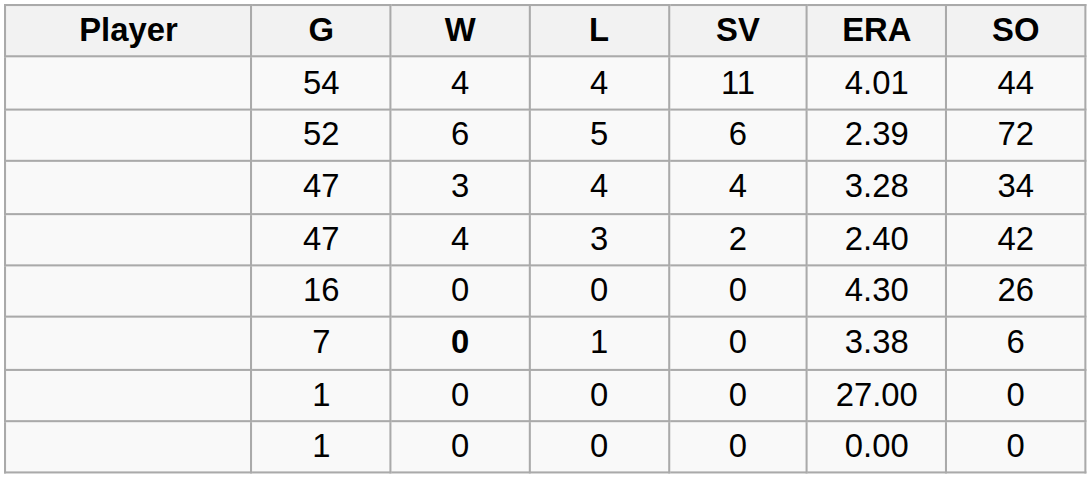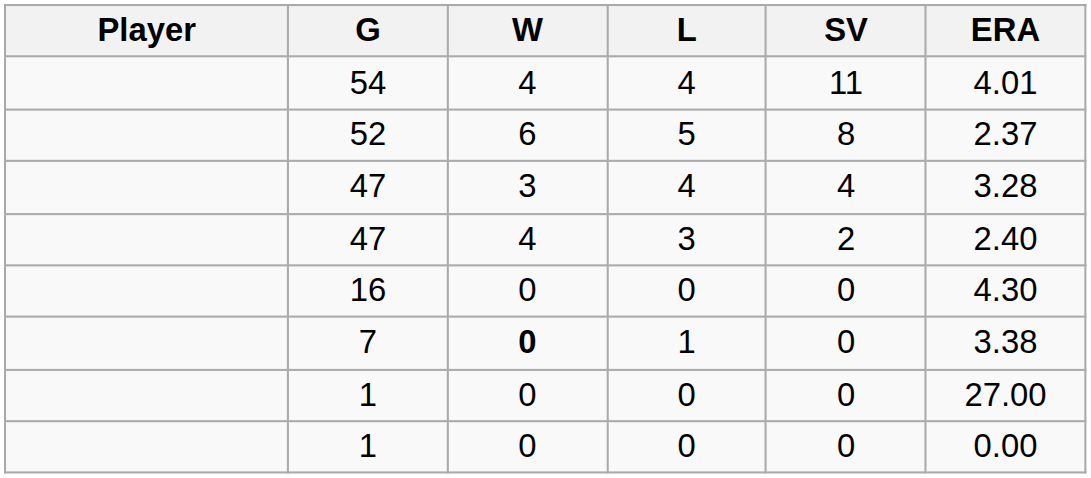- column: (1016, 30)
(738, 134) 6 -> (846, 134) 8
(877, 134) 2.39 -> (1005, 134) 2.37
